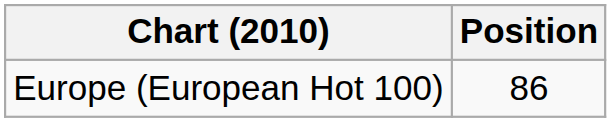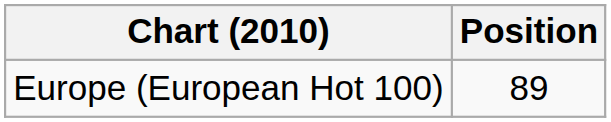(529, 87) 86 -> (529, 87) 89
